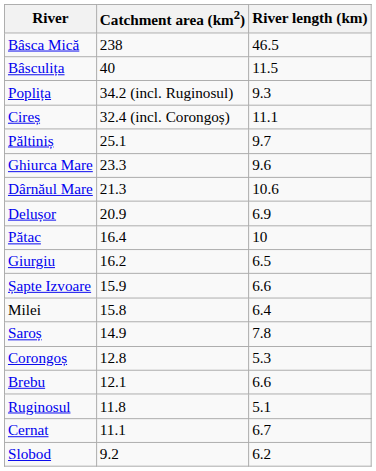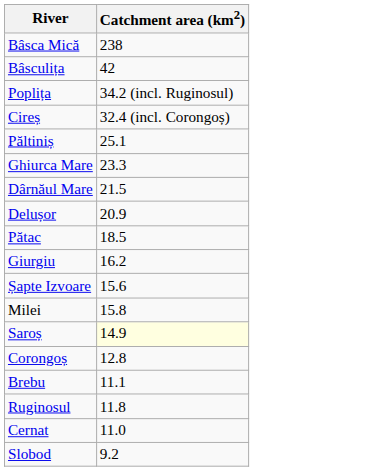- column: (310, 18)
(107, 68) 40 -> (107, 68) 42
(113, 189) 21.3 -> (113, 189) 21.5
(113, 237) 16.4 -> (113, 237) 18.5
(113, 285) 15.9 -> (113, 285) 15.6
(113, 334) no background -> (113, 334) lightyellow background
(113, 382) 12.1 -> (113, 382) 11.1
(113, 430) 11.1 -> (113, 430) 11.0
